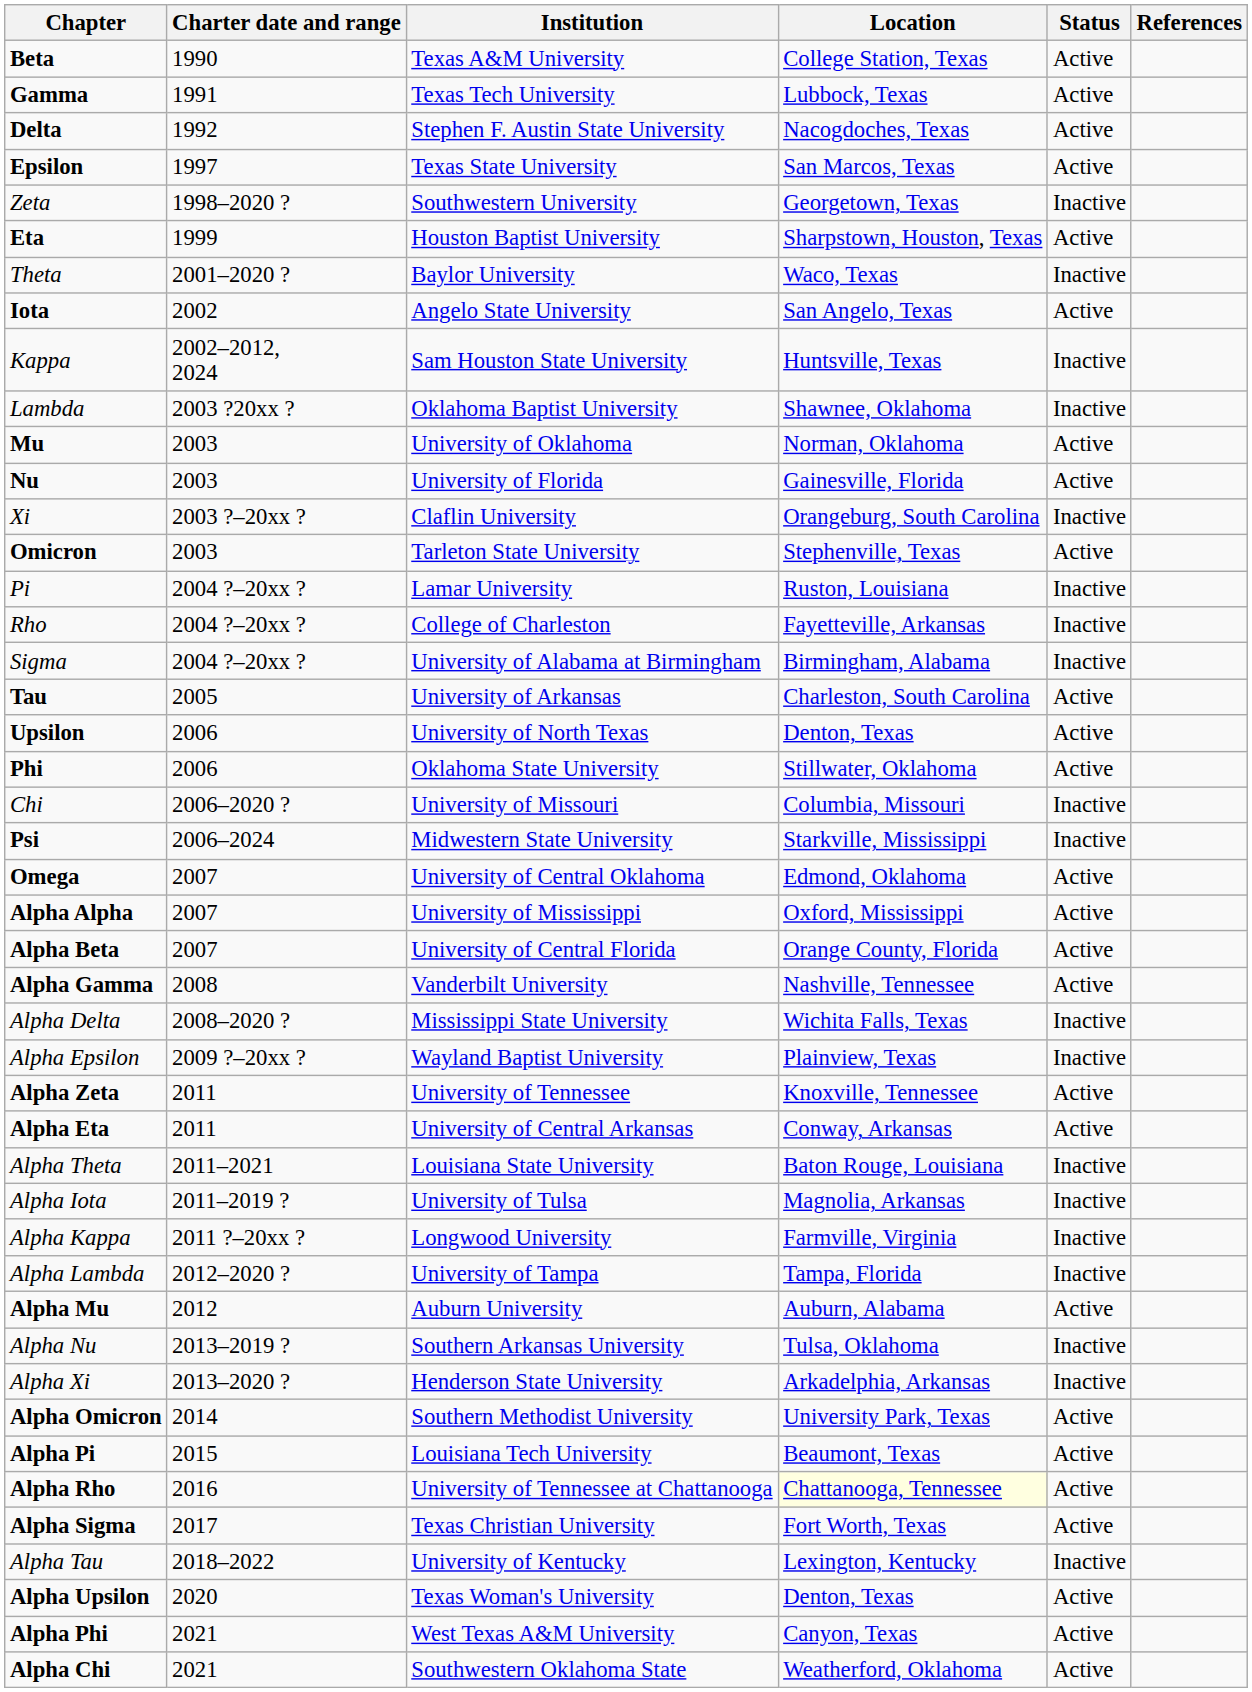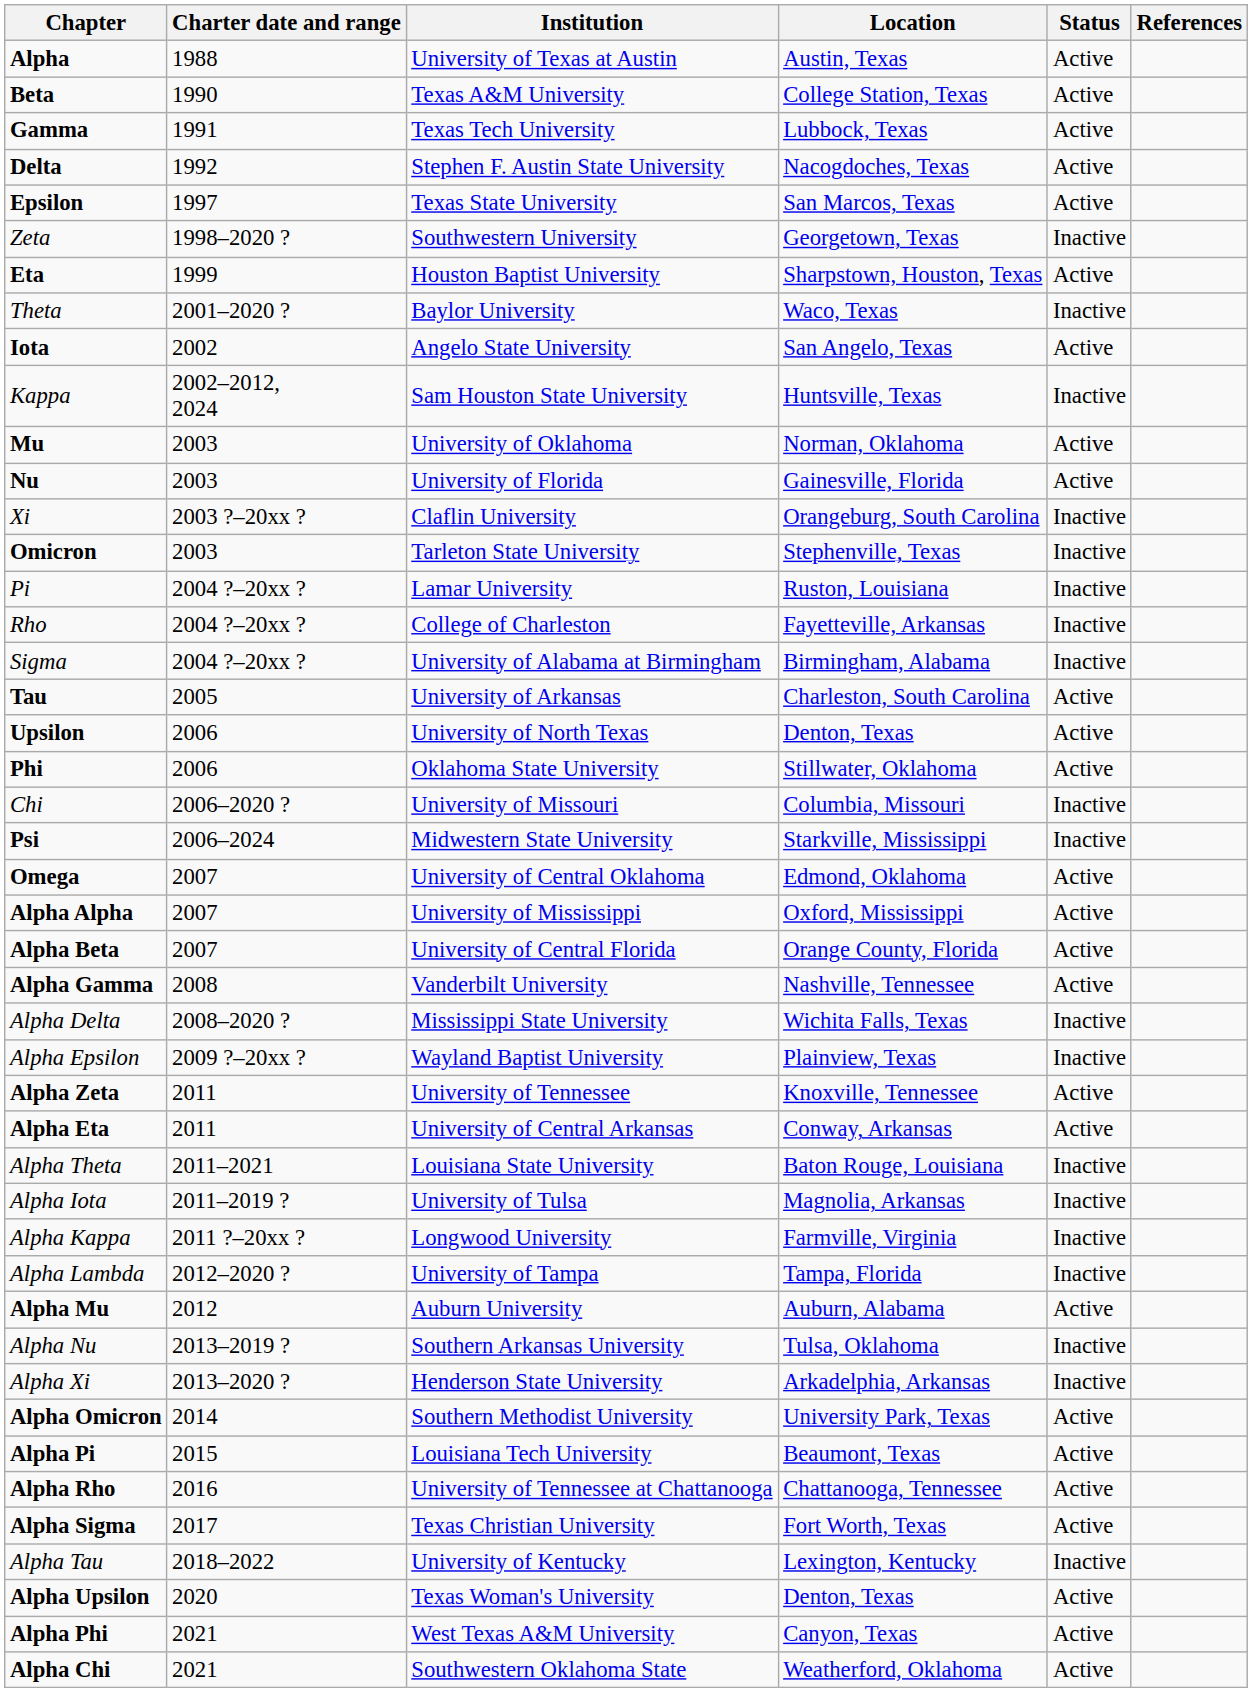+ row: (40, 58)
- row: (47, 408)
(1083, 552) Active -> (1089, 552) Inactive
(893, 1489) lightyellow background -> (893, 1489) no background
